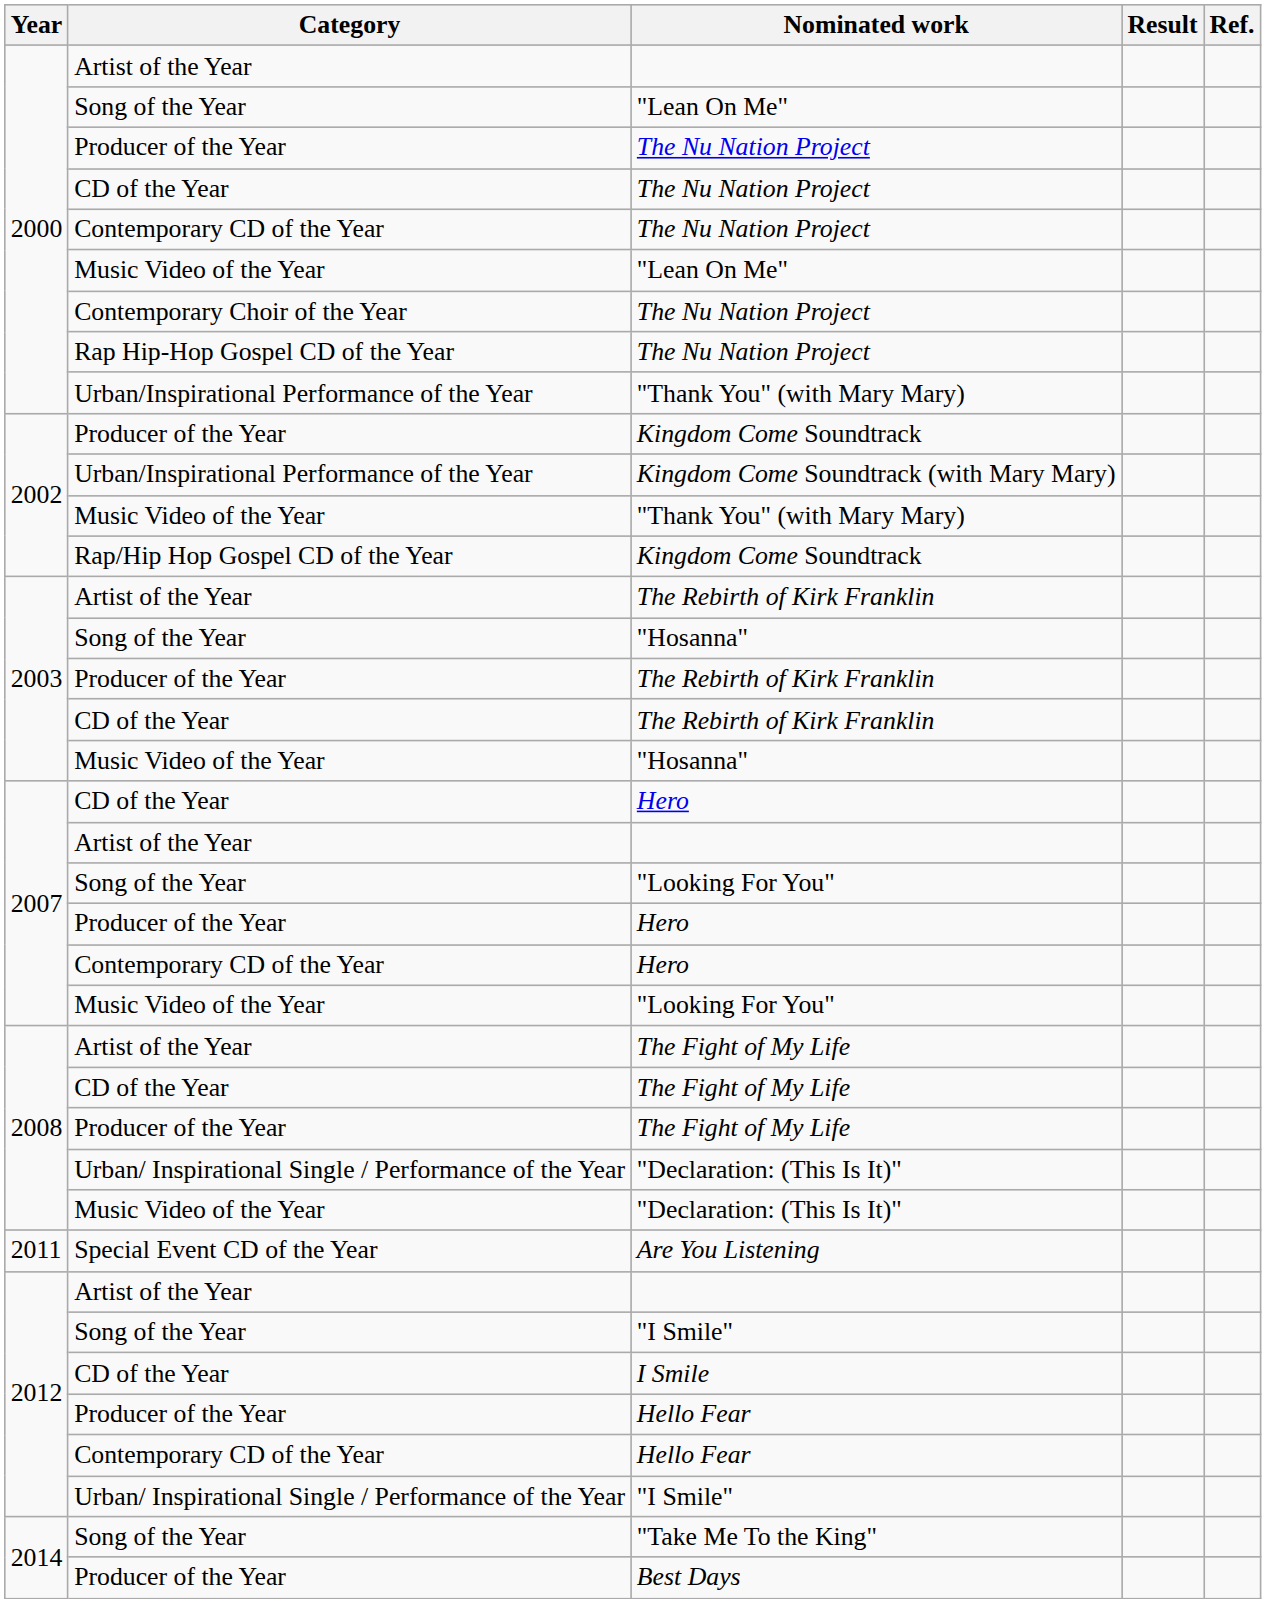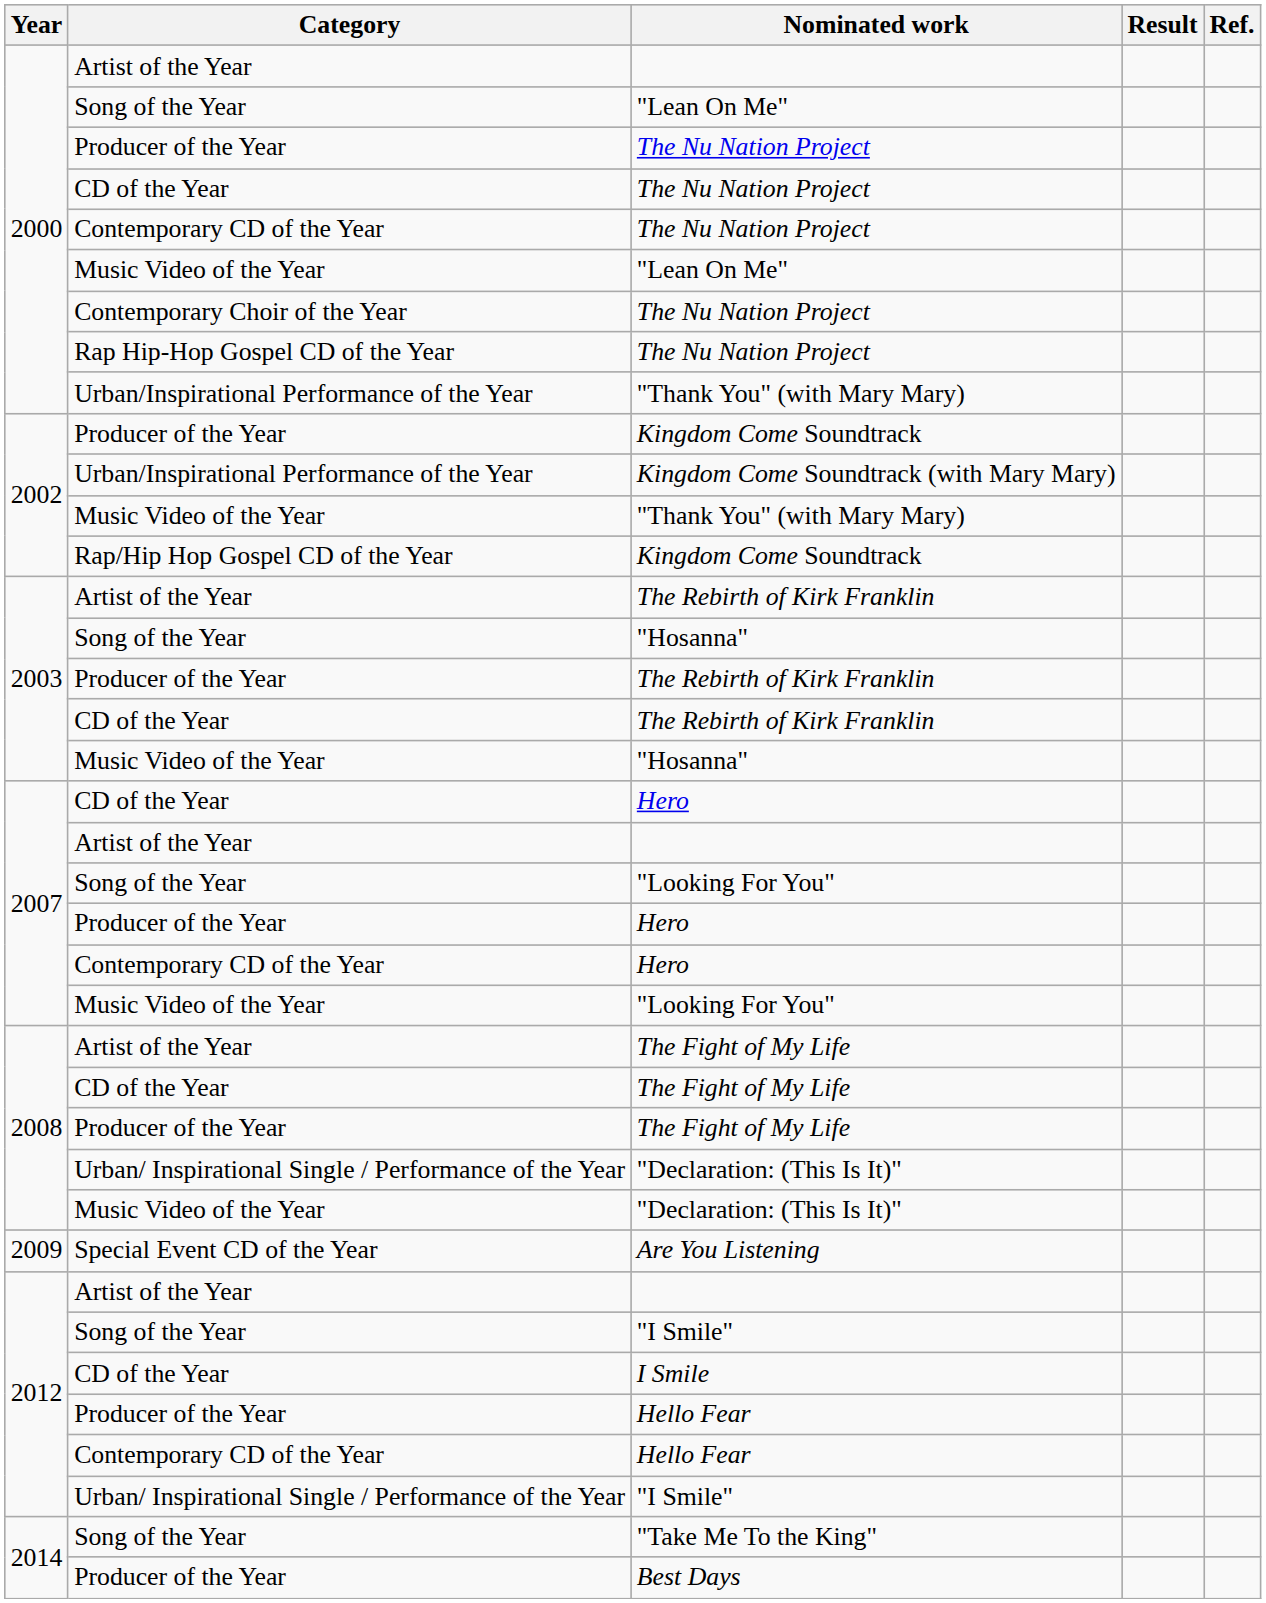(36, 1250) 2011 -> (37, 1250) 2009
